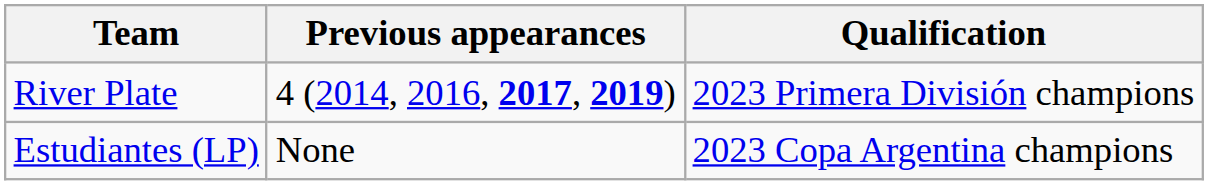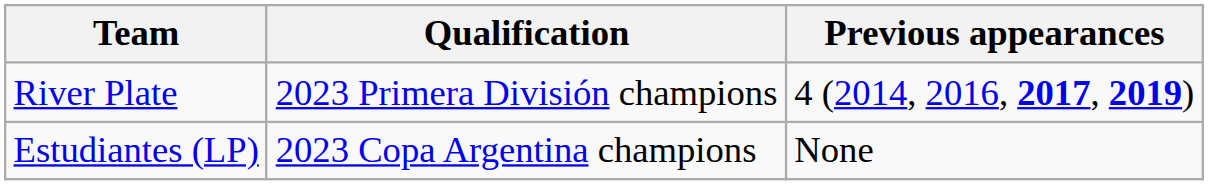columns swapped: (943, 33) <-> (476, 33)
